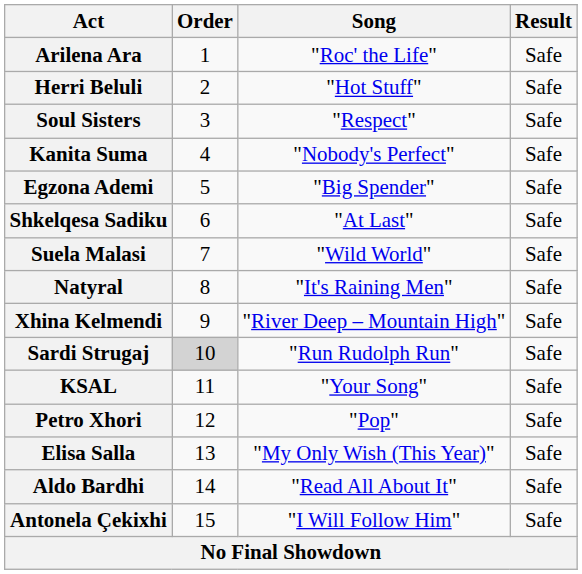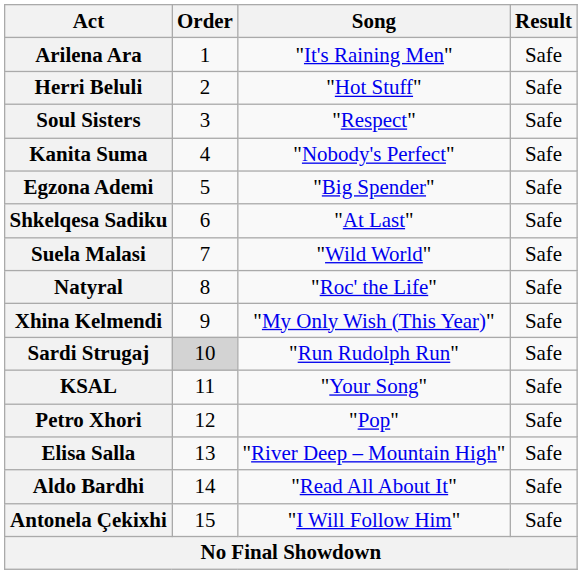(374, 54) "Roc' the Life" -> (374, 54) "It's Raining Men"
(374, 287) "It's Raining Men" -> (374, 287) "Roc' the Life"
(374, 320) "River Deep – Mountain High" -> (374, 320) "My Only Wish (This Year)"
(374, 453) "My Only Wish (This Year)" -> (374, 453) "River Deep – Mountain High"
